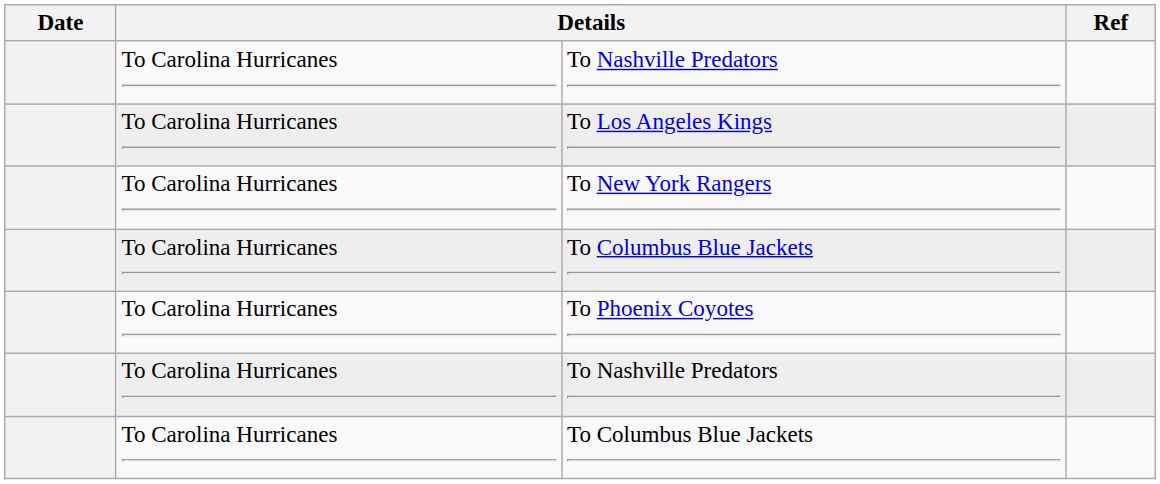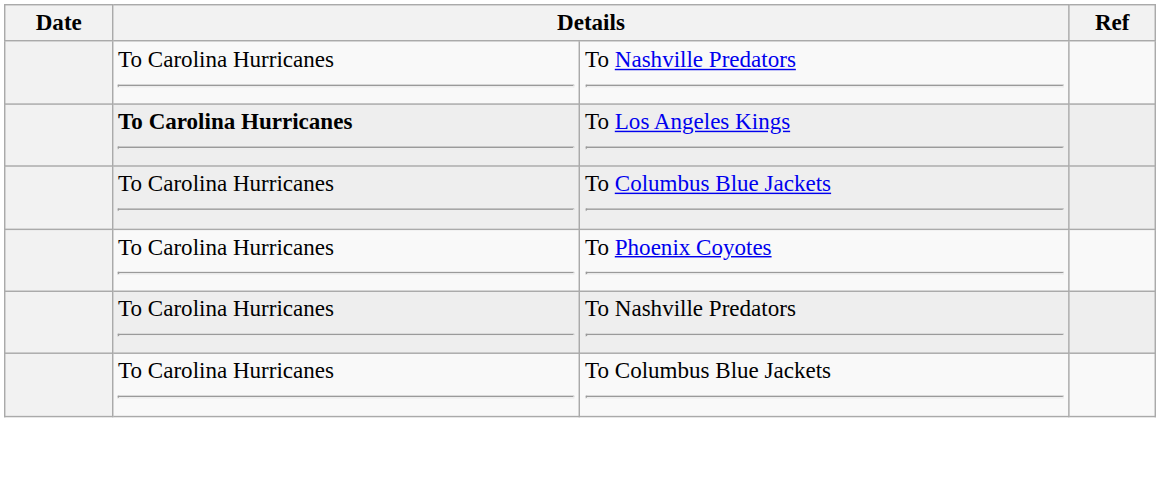(339, 129) normal -> (346, 129) bold
- row: (60, 197)
